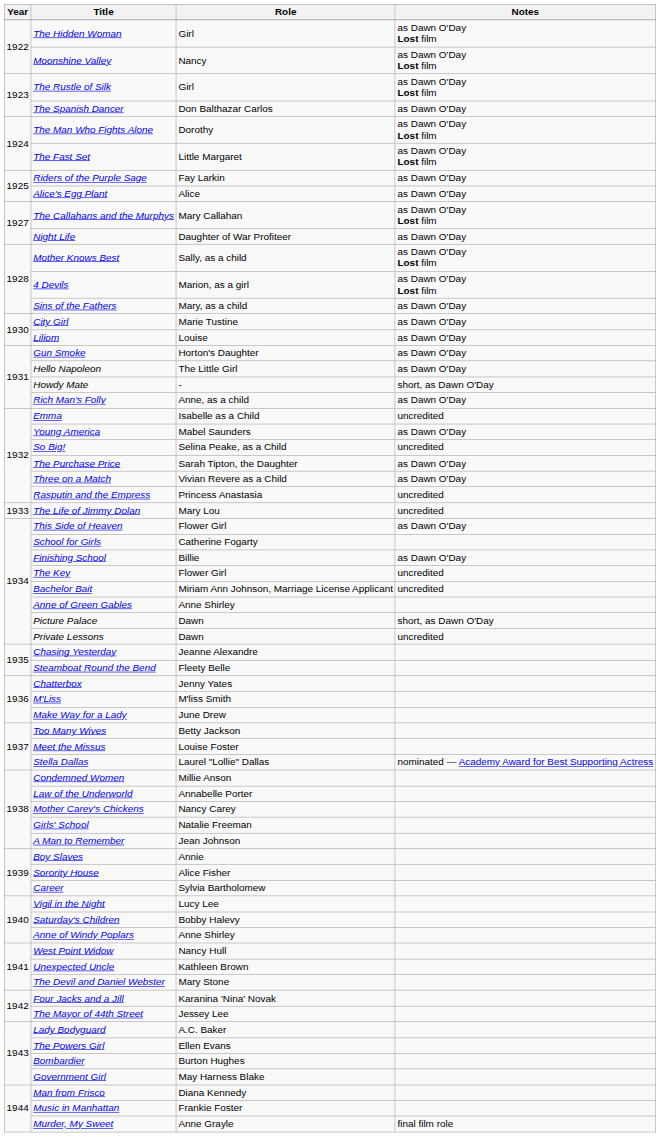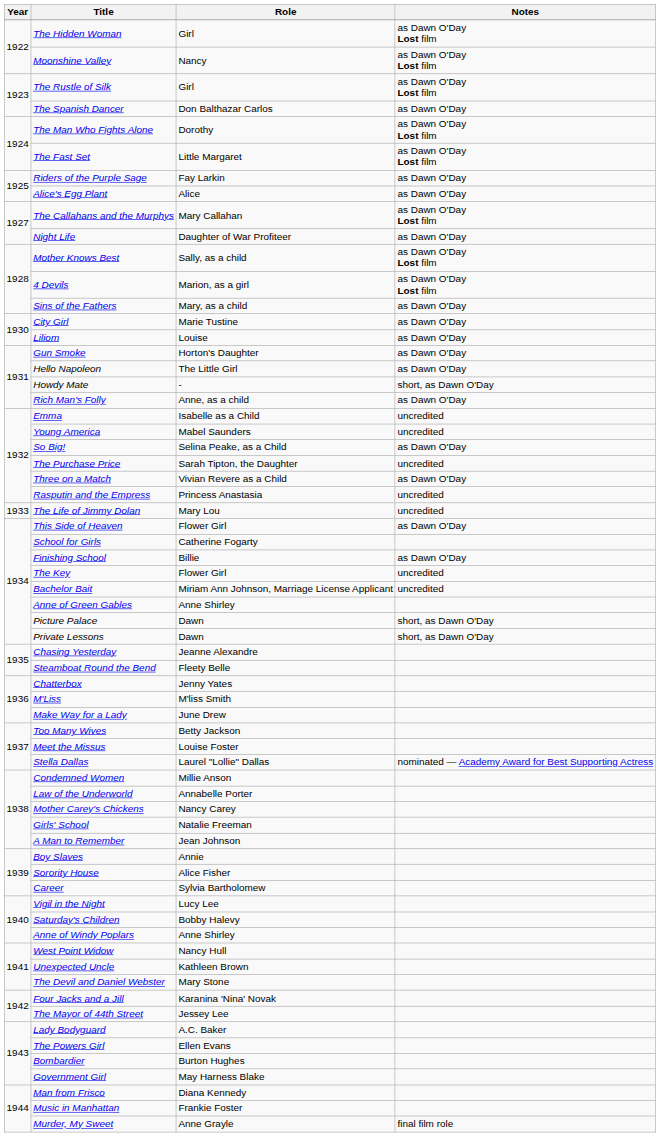(432, 432) as Dawn O'Day -> (421, 432) uncredited
(421, 447) uncredited -> (432, 447) as Dawn O'Day
(432, 463) as Dawn O'Day -> (421, 463) uncredited
(421, 636) uncredited -> (446, 636) short, as Dawn O'Day
